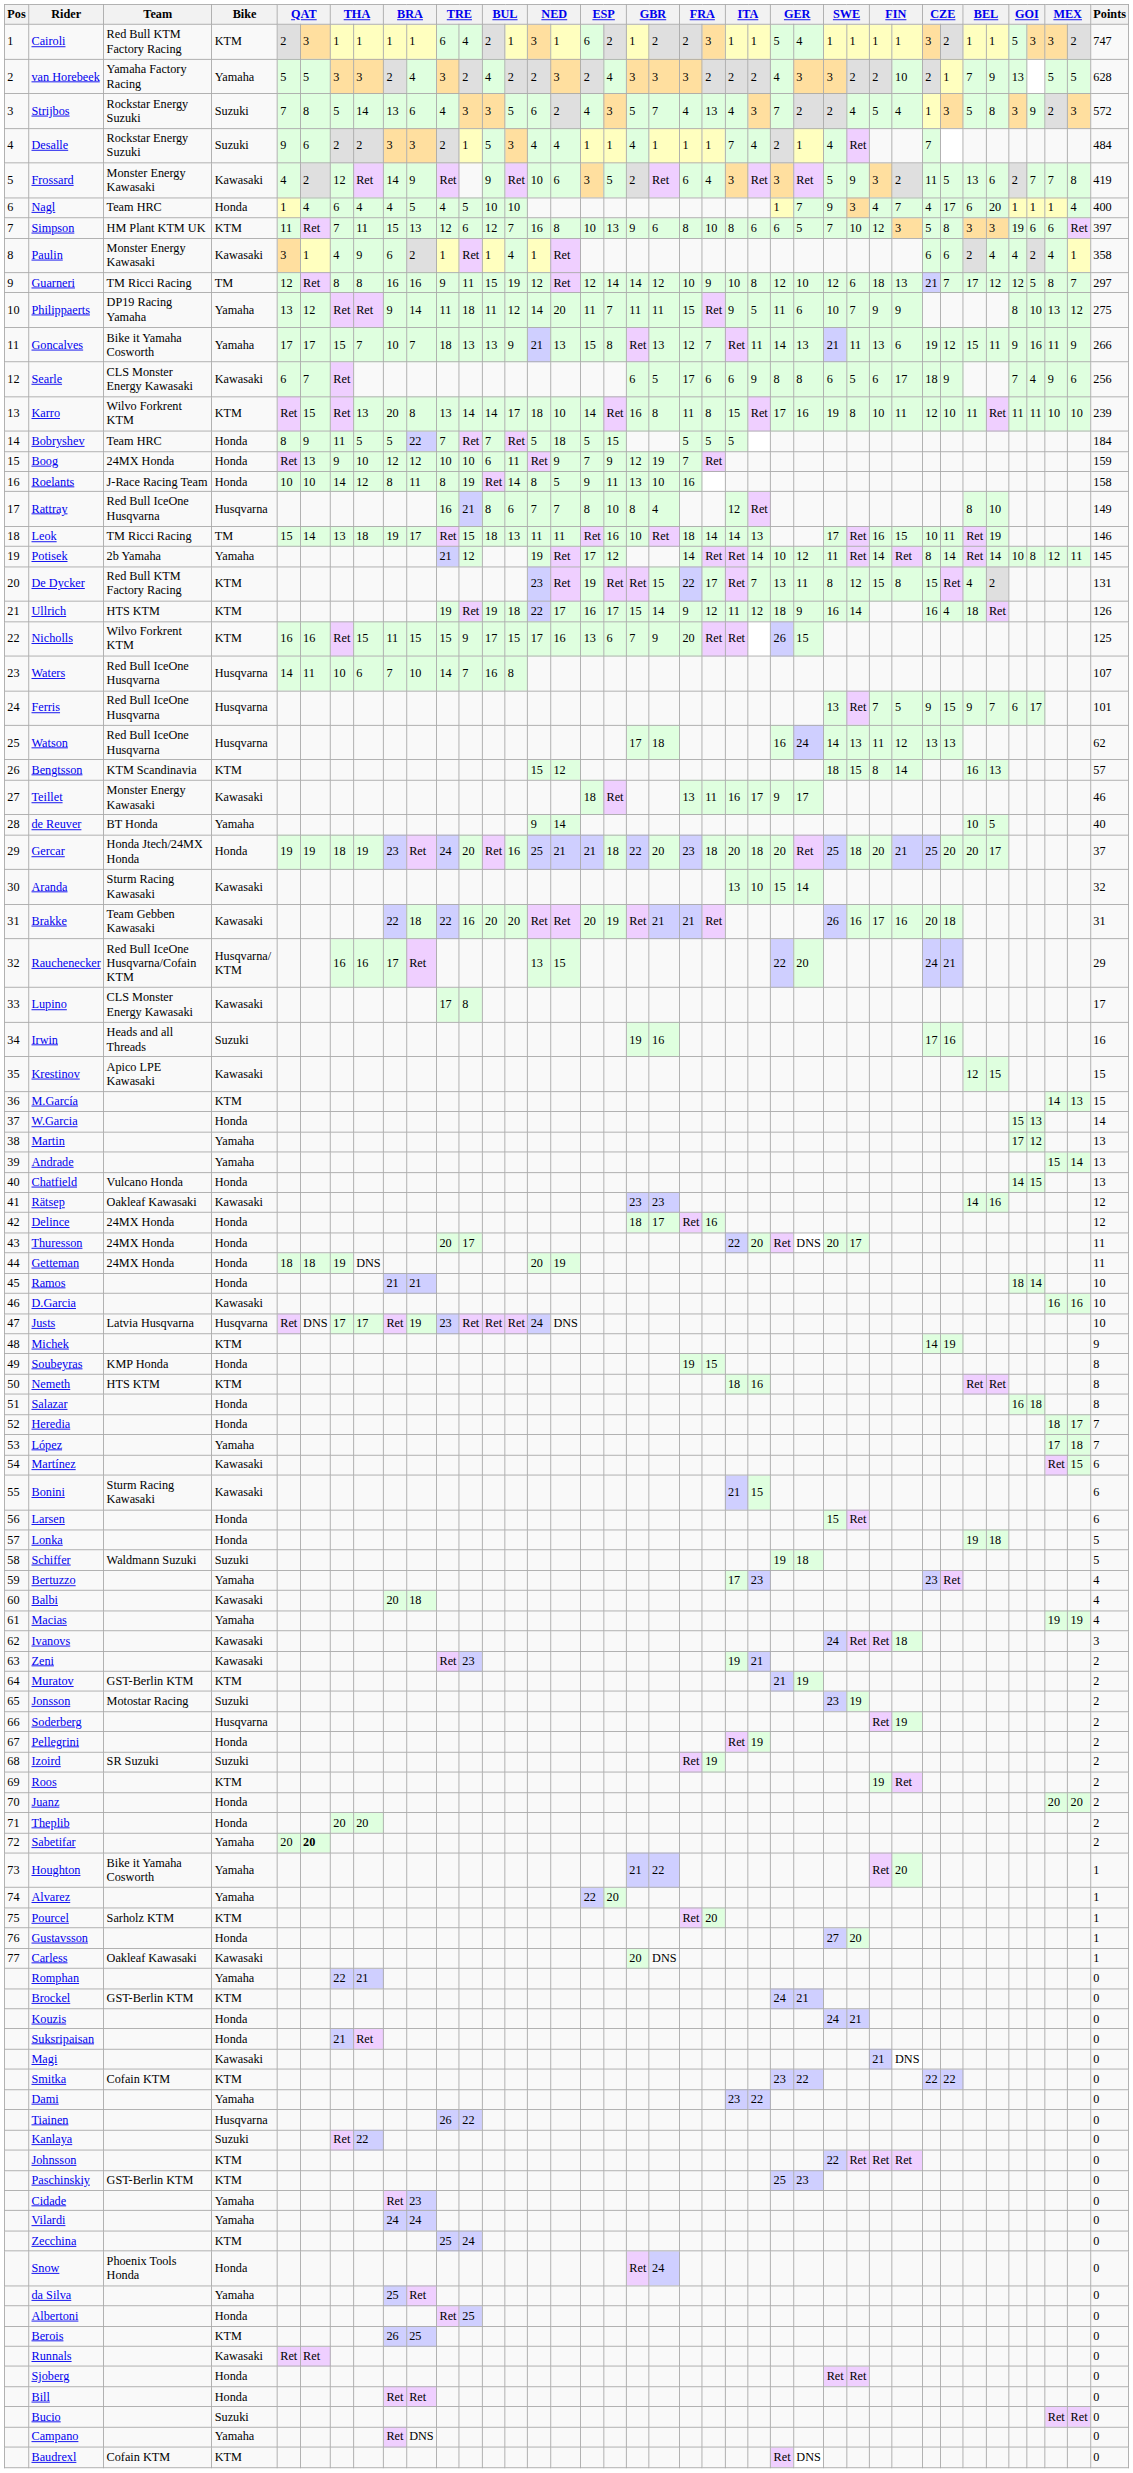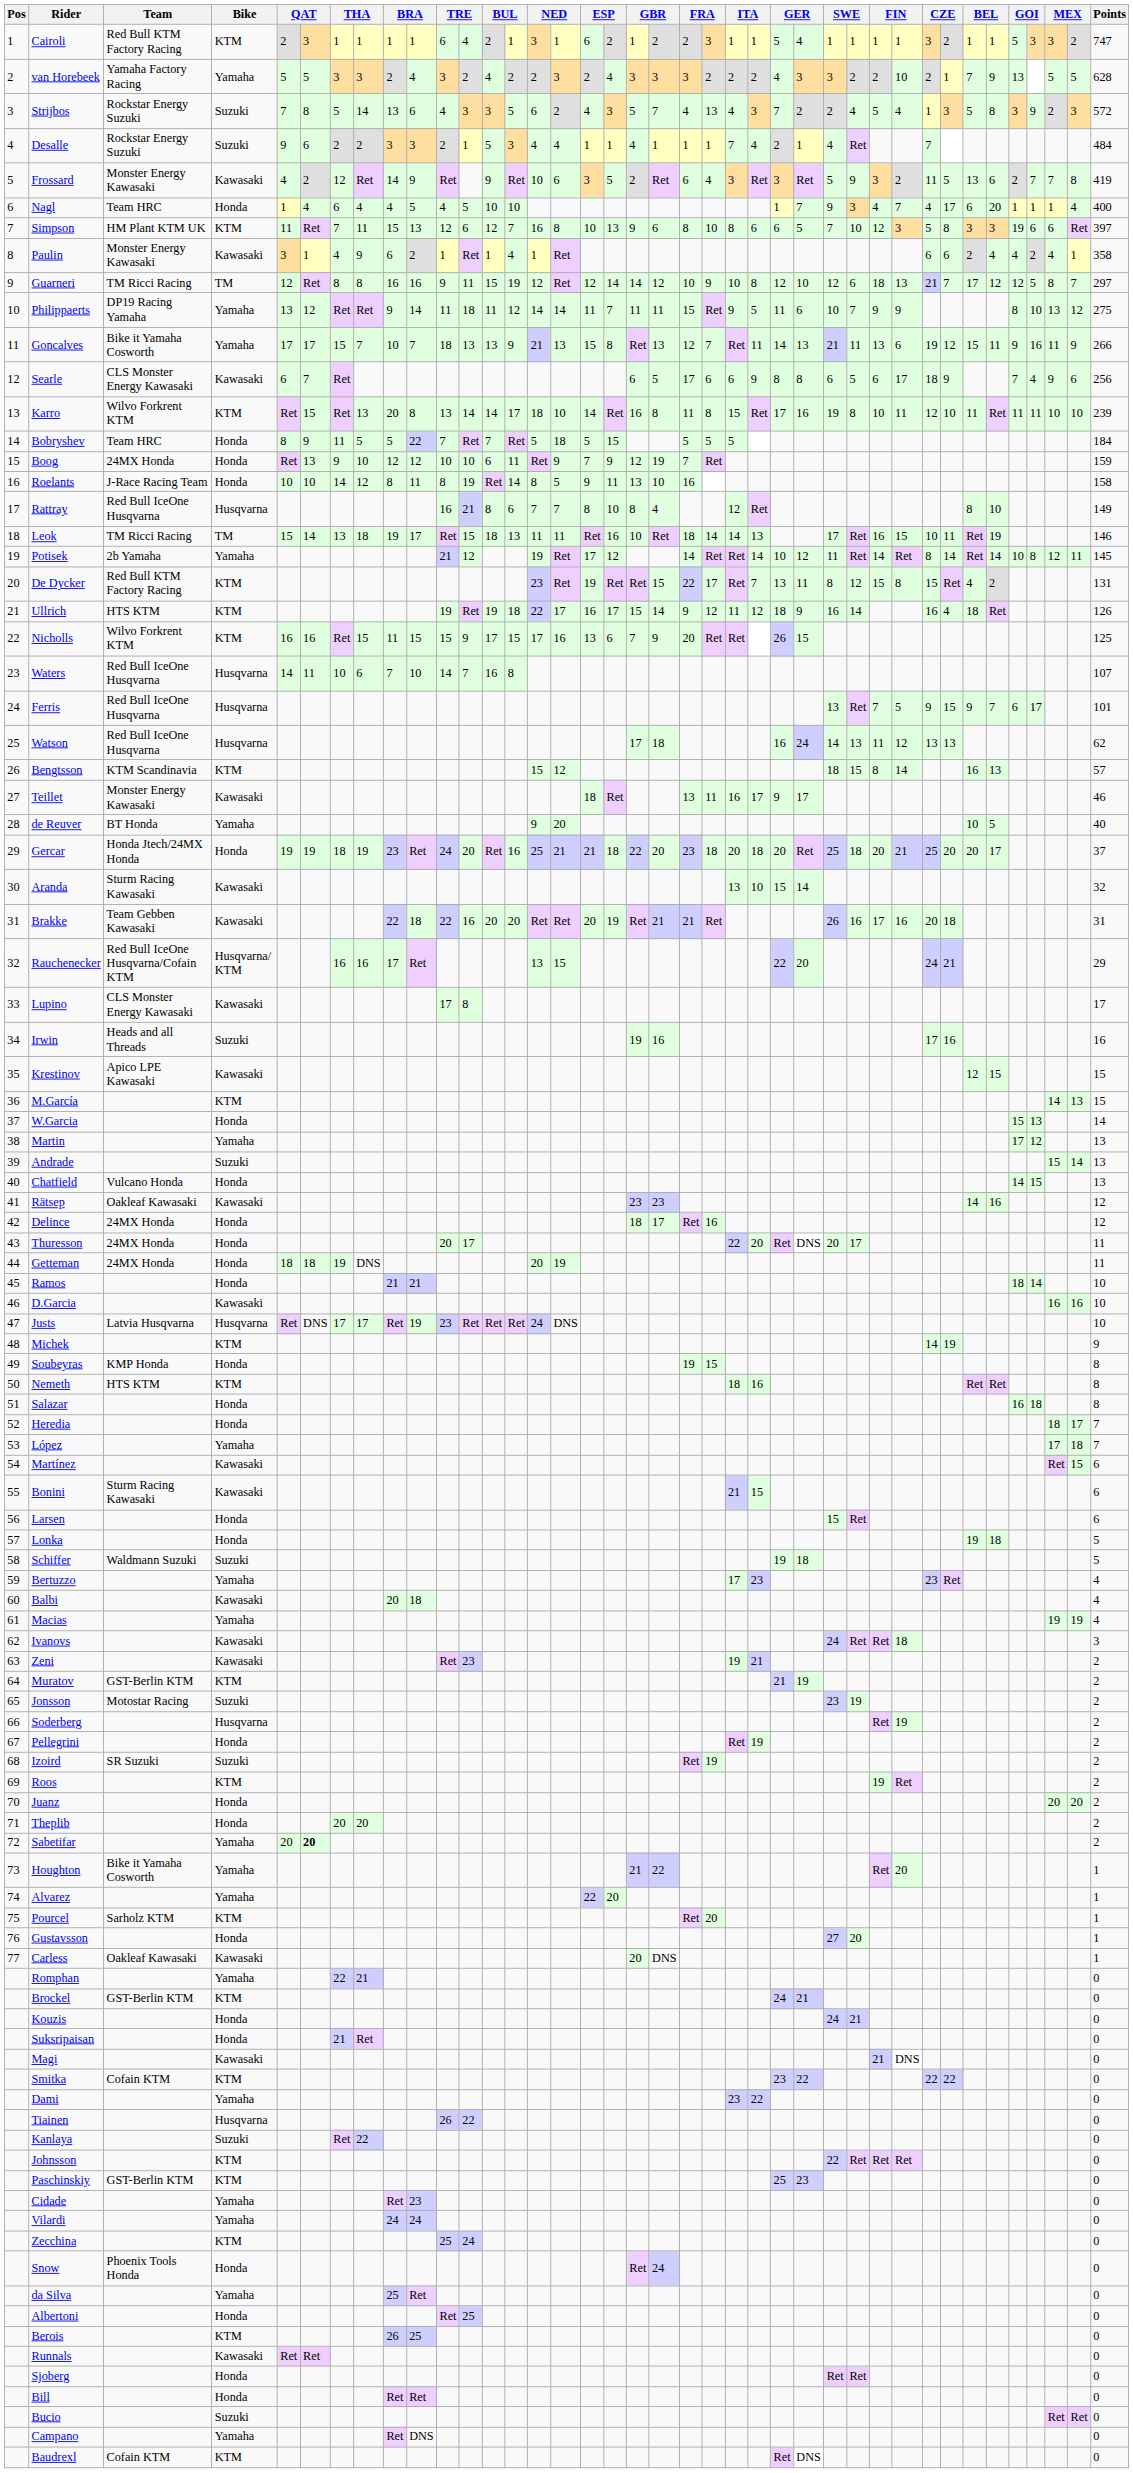(560, 309) 20 -> (560, 309) 14
(560, 824) 14 -> (560, 824) 20
(235, 1161) Yamaha -> (232, 1161) Suzuki
